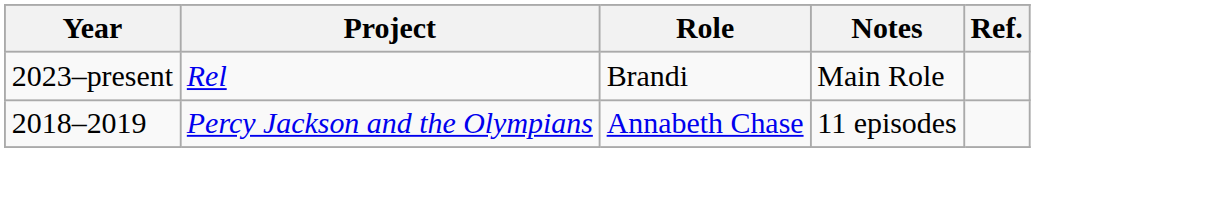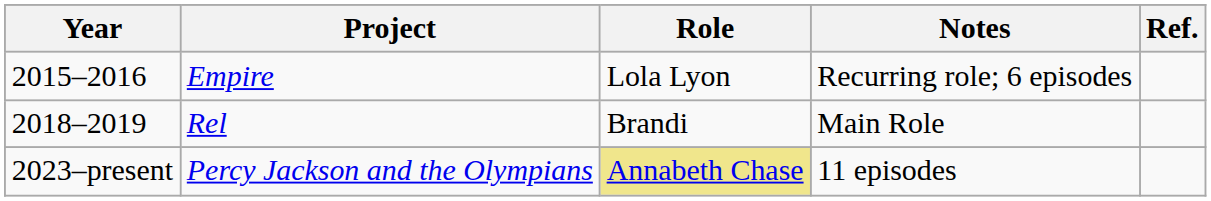+ row: (230, 75)
(92, 75) 2023–present -> (79, 123) 2018–2019
(79, 123) 2018–2019 -> (92, 170) 2023–present
(705, 123) no background -> (705, 170) khaki background
